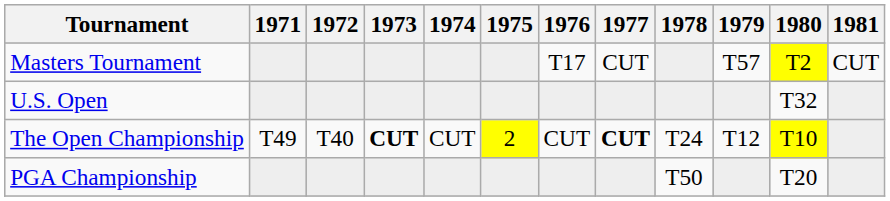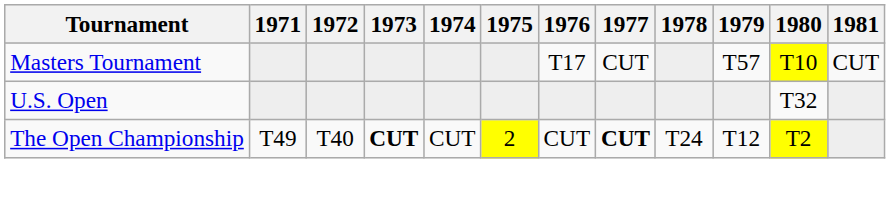(799, 62) T2 -> (799, 62) T10
(799, 138) T10 -> (799, 138) T2
- row: (103, 177)
